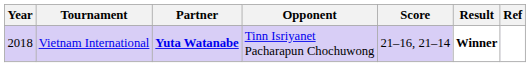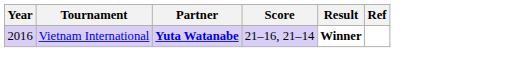- column: (310, 15)
(20, 43) 2018 -> (20, 36) 2016
